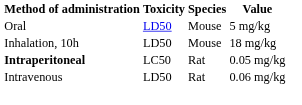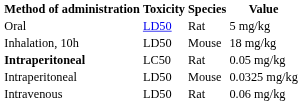(205, 26) Mouse -> (197, 26) Rat
+ row: (264, 77)
